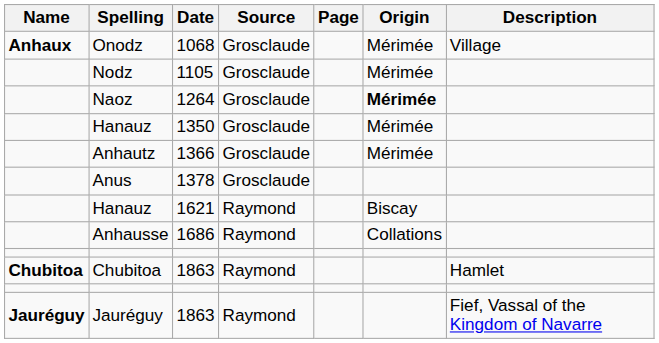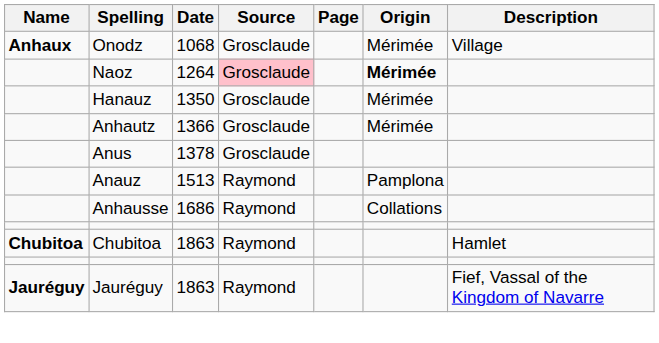- row: (112, 72)
(266, 99) no background -> (266, 72) pink background
+ row: (117, 180)
- row: (122, 208)
